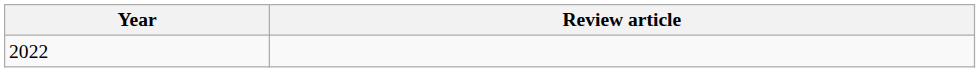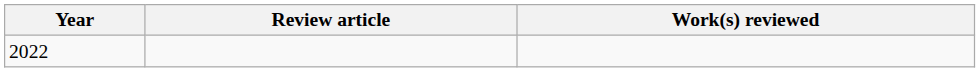+ column: (746, 19)
